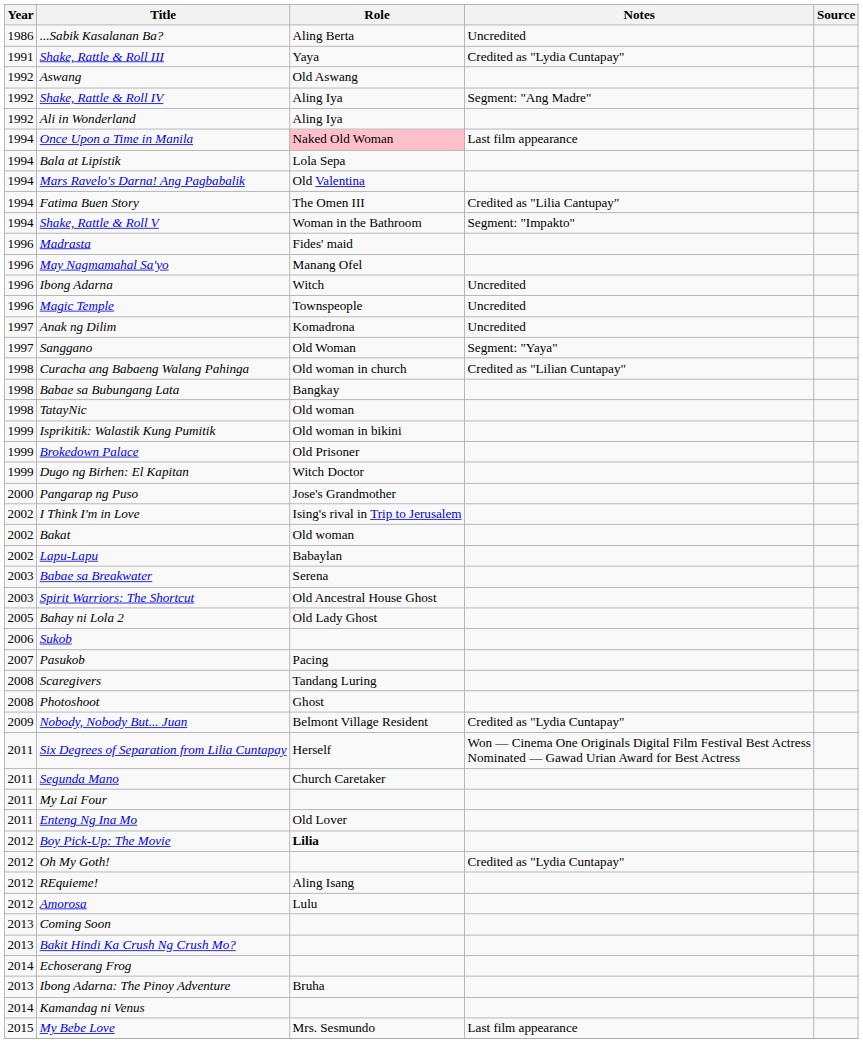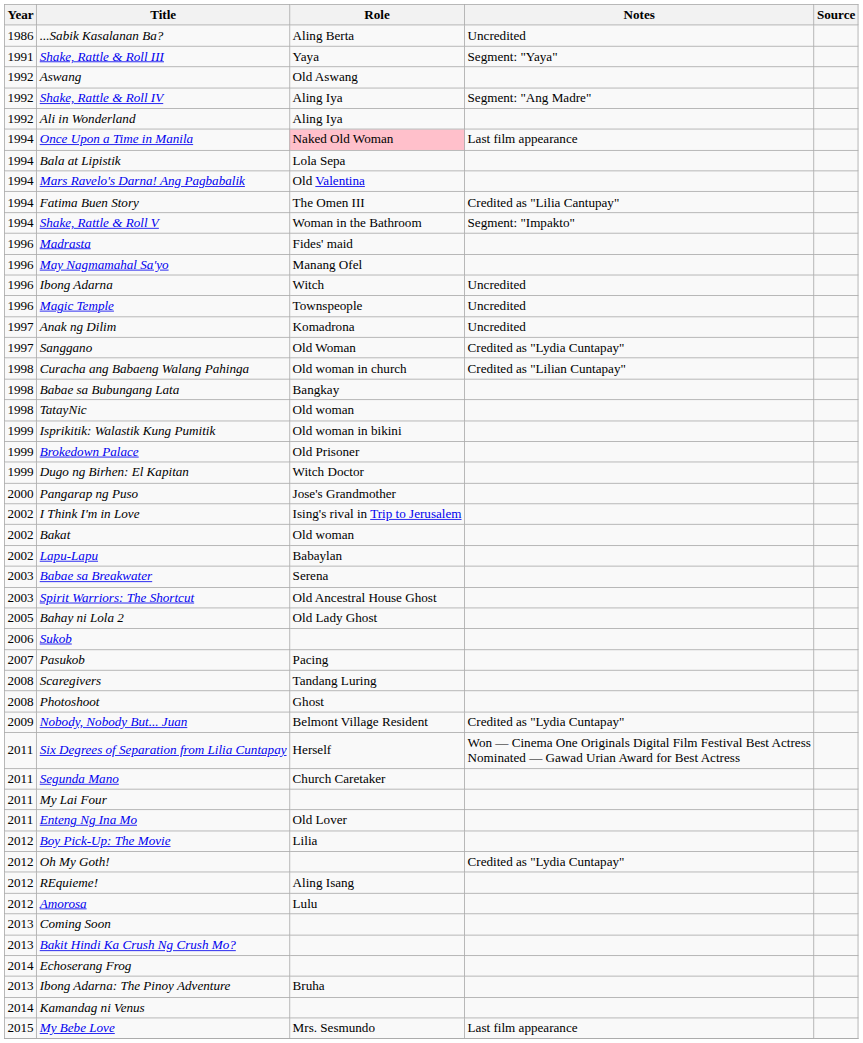(546, 56) Credited as "Lydia Cuntapay" -> (513, 56) Segment: "Yaya"
(513, 347) Segment: "Yaya" -> (546, 347) Credited as "Lydia Cuntapay"
(306, 841) bold -> (305, 841) normal
